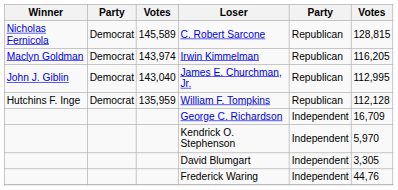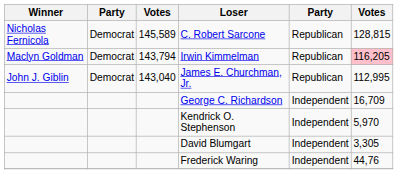(157, 56) 143,974 -> (157, 56) 143,794
(372, 56) no background -> (372, 56) pink background
- row: (225, 100)
